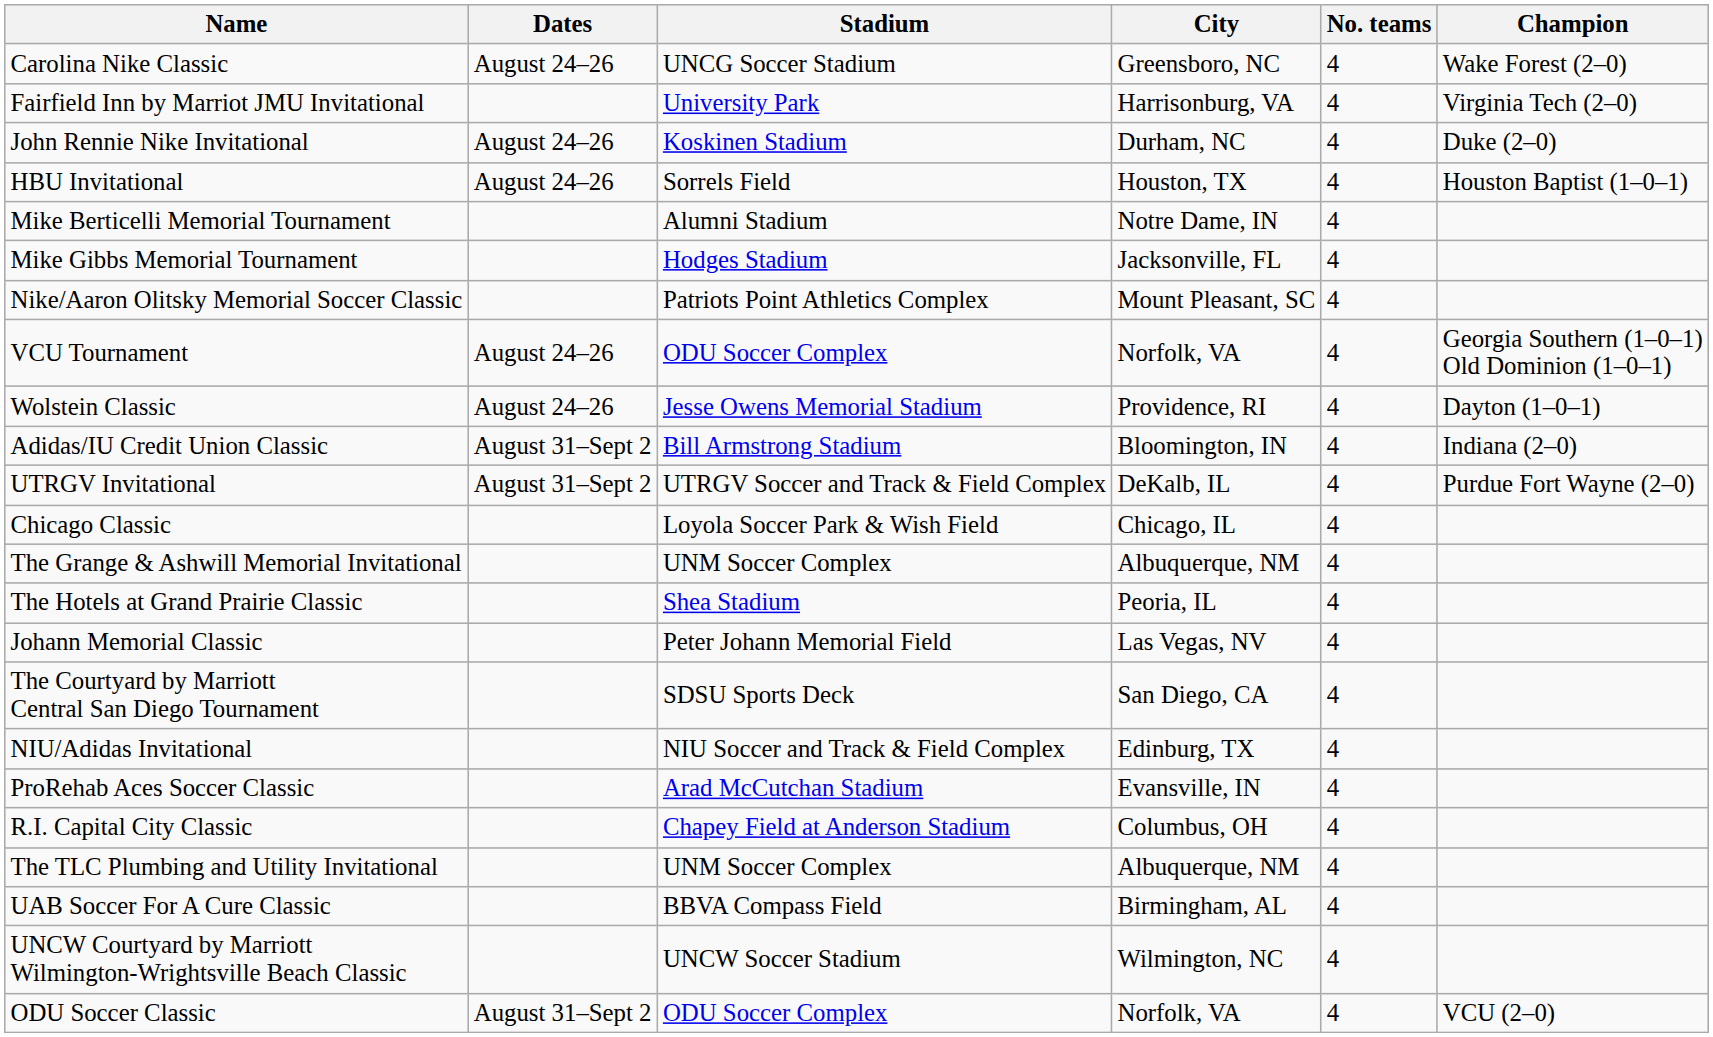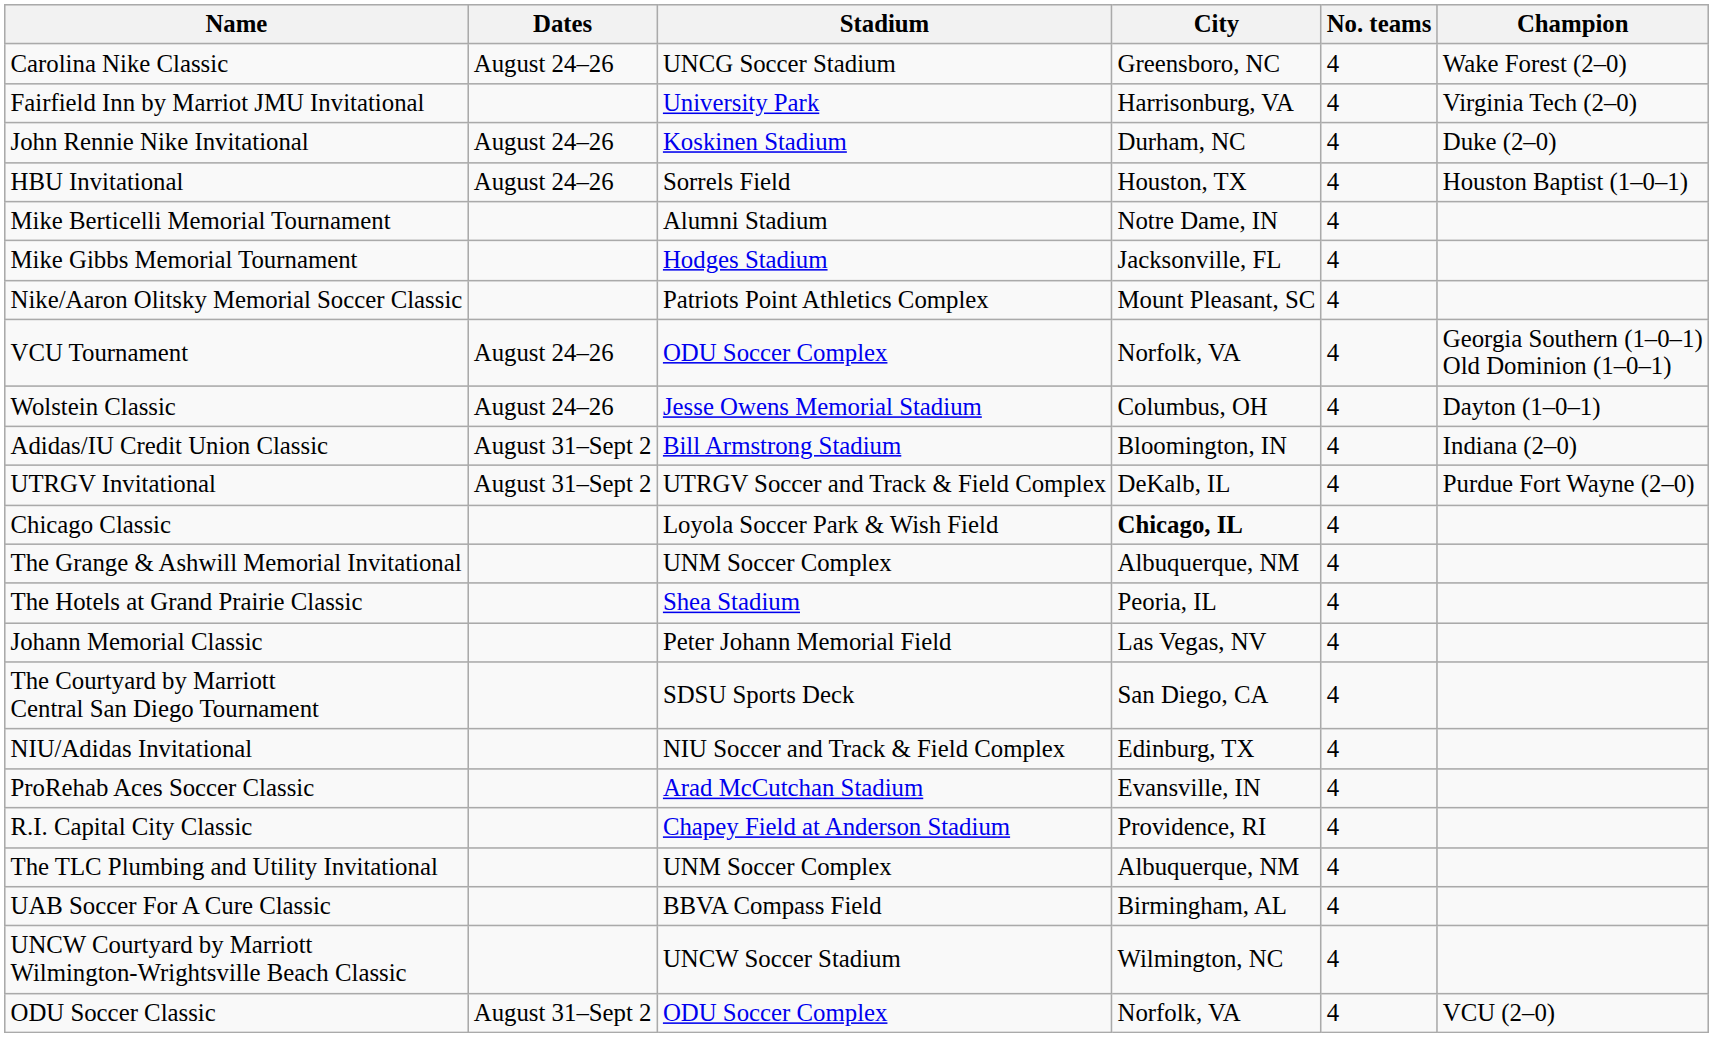(1192, 406) Providence, RI -> (1193, 406) Columbus, OH
(1177, 524) normal -> (1180, 524) bold
(1193, 827) Columbus, OH -> (1192, 827) Providence, RI
